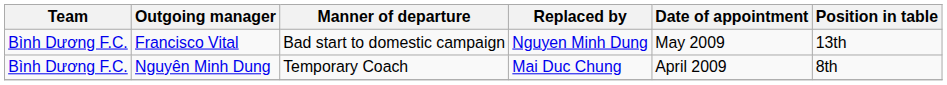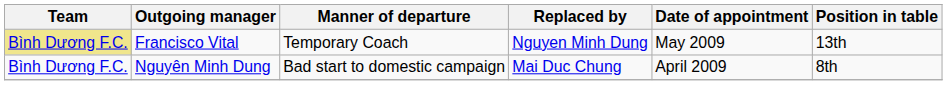(68, 42) no background -> (68, 42) khaki background
(394, 42) Bad start to domestic campaign -> (346, 42) Temporary Coach
(346, 67) Temporary Coach -> (394, 67) Bad start to domestic campaign
